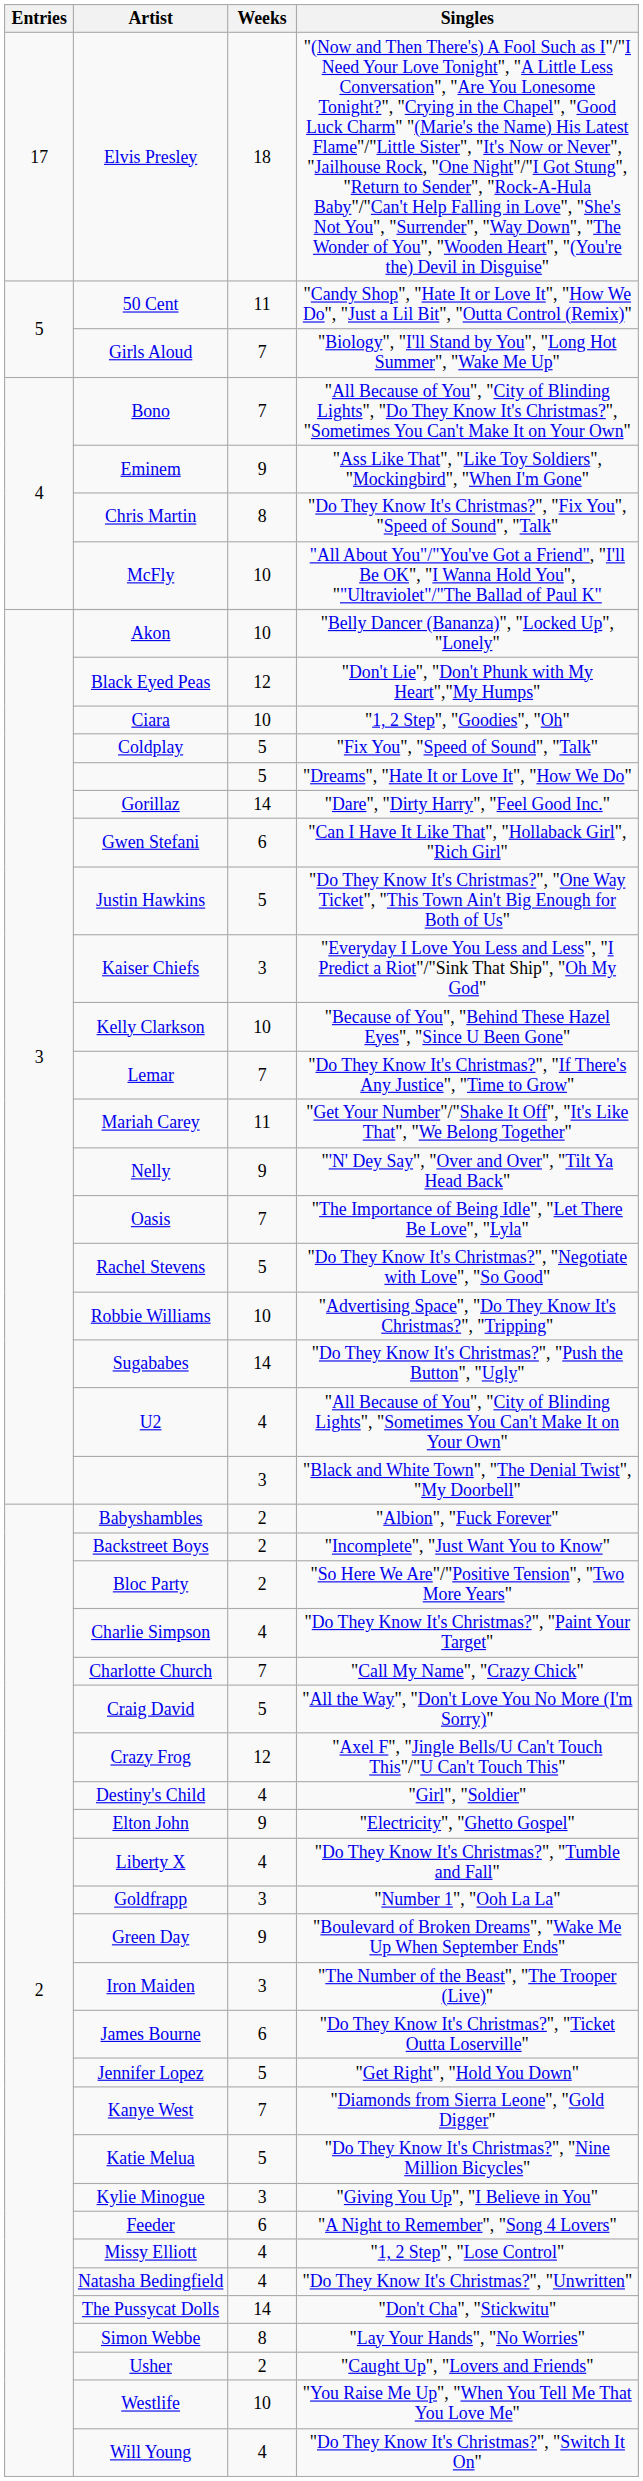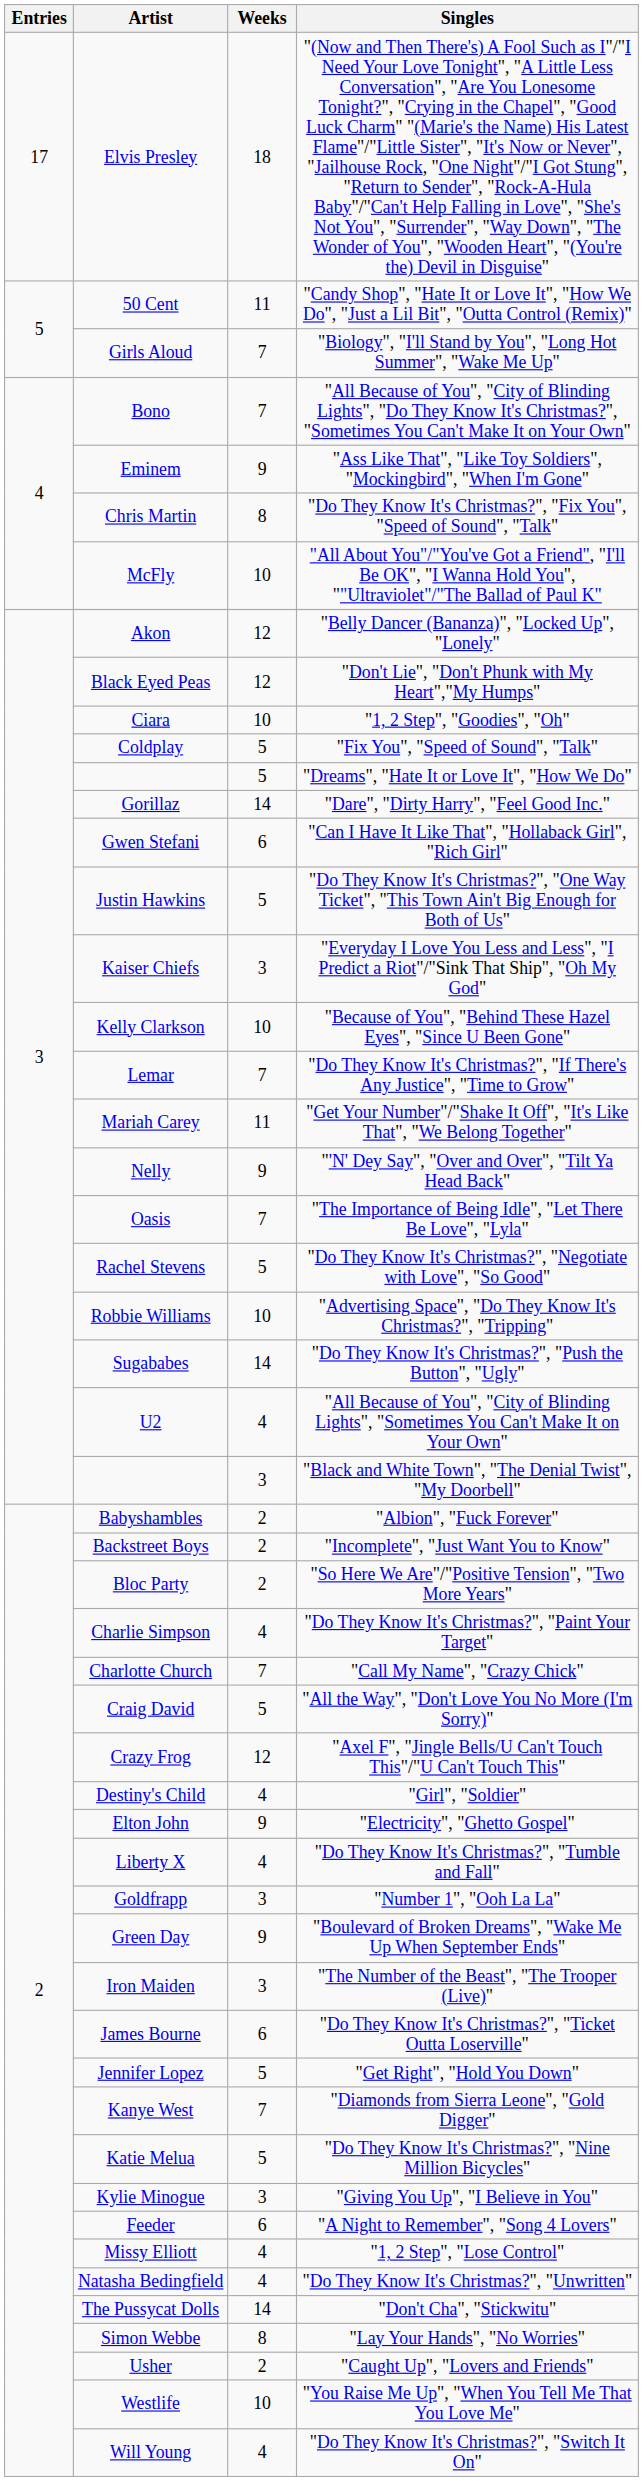(262, 633) 10 -> (262, 633) 12
